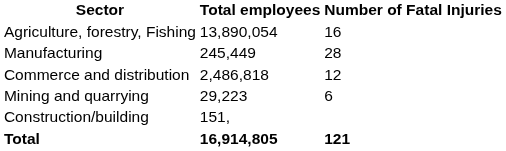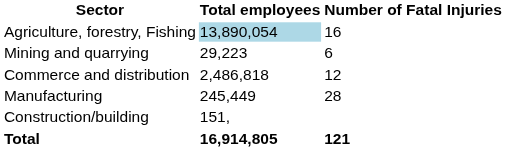(239, 31) no background -> (239, 31) lightblue background
rows swapped: (76, 96) <-> (53, 53)
